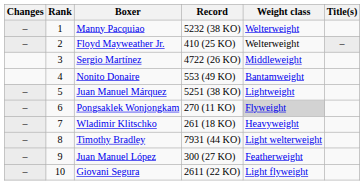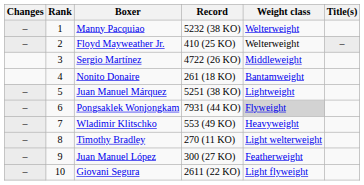(210, 76) 553 (49 KO) -> (210, 76) 261 (18 KO)
(210, 108) 270 (11 KO) -> (212, 108) 7931 (44 KO)
(210, 124) 261 (18 KO) -> (210, 124) 553 (49 KO)
(212, 140) 7931 (44 KO) -> (210, 140) 270 (11 KO)
